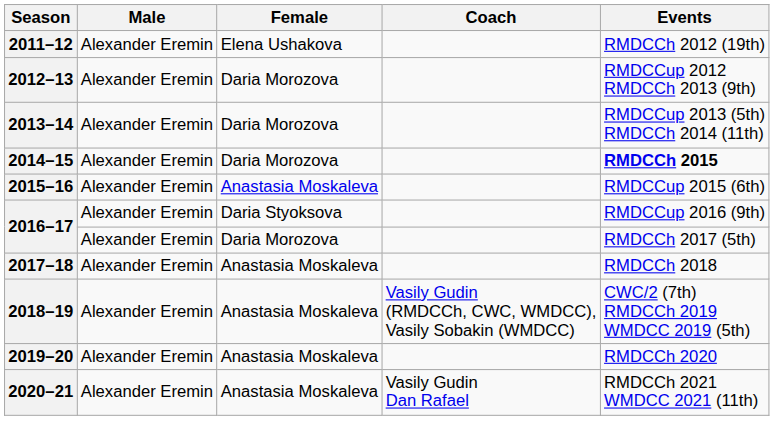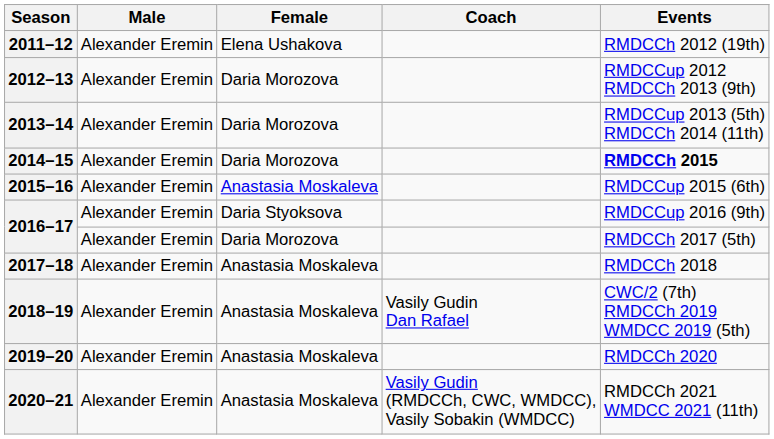(491, 311) Vasily Gudin (RMDCCh, CWC, WMDCC), Vasily Sobakin (WMDCC) -> (432, 311) Vasily Gudin Dan Rafael
(432, 392) Vasily Gudin Dan Rafael -> (491, 401) Vasily Gudin (RMDCCh, CWC, WMDCC), Vasily Sobakin (WMDCC)
